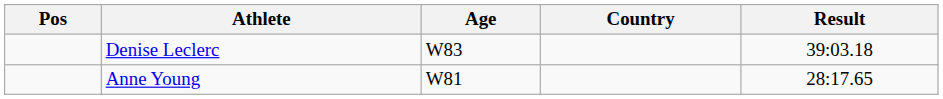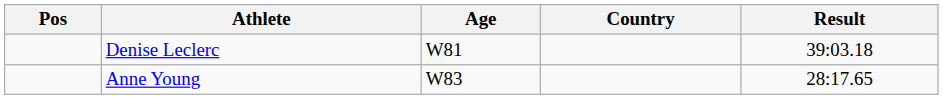(444, 49) W83 -> (444, 49) W81
(444, 79) W81 -> (444, 79) W83
